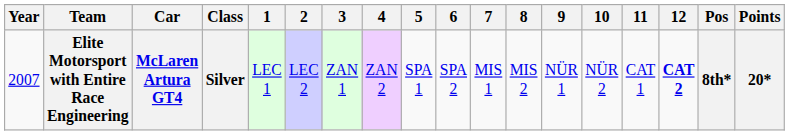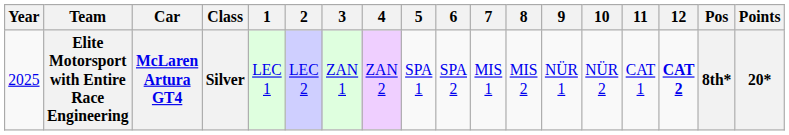(24, 79) 2007 -> (24, 79) 2025
